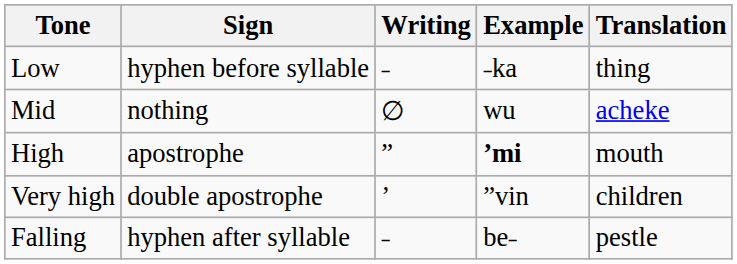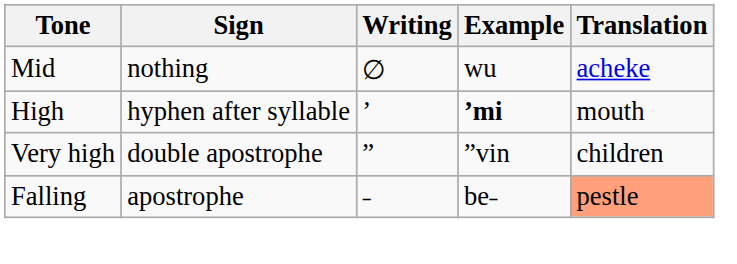- row: (35, 67)
(185, 153) apostrophe -> (239, 111) hyphen after syllable
(387, 153) ˮ -> (367, 111) ʼ
(386, 195) ʼ -> (368, 153) ˮ
(239, 237) hyphen after syllable -> (185, 195) apostrophe
(627, 237) no background -> (608, 195) lightsalmon background
